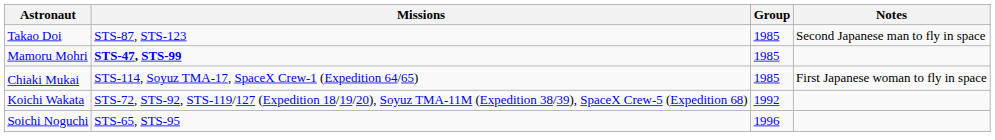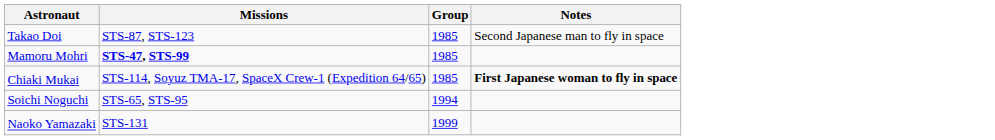(891, 78) normal -> (576, 78) bold
- row: (46, 100)
(767, 121) 1996 -> (445, 100) 1994
+ row: (52, 124)
